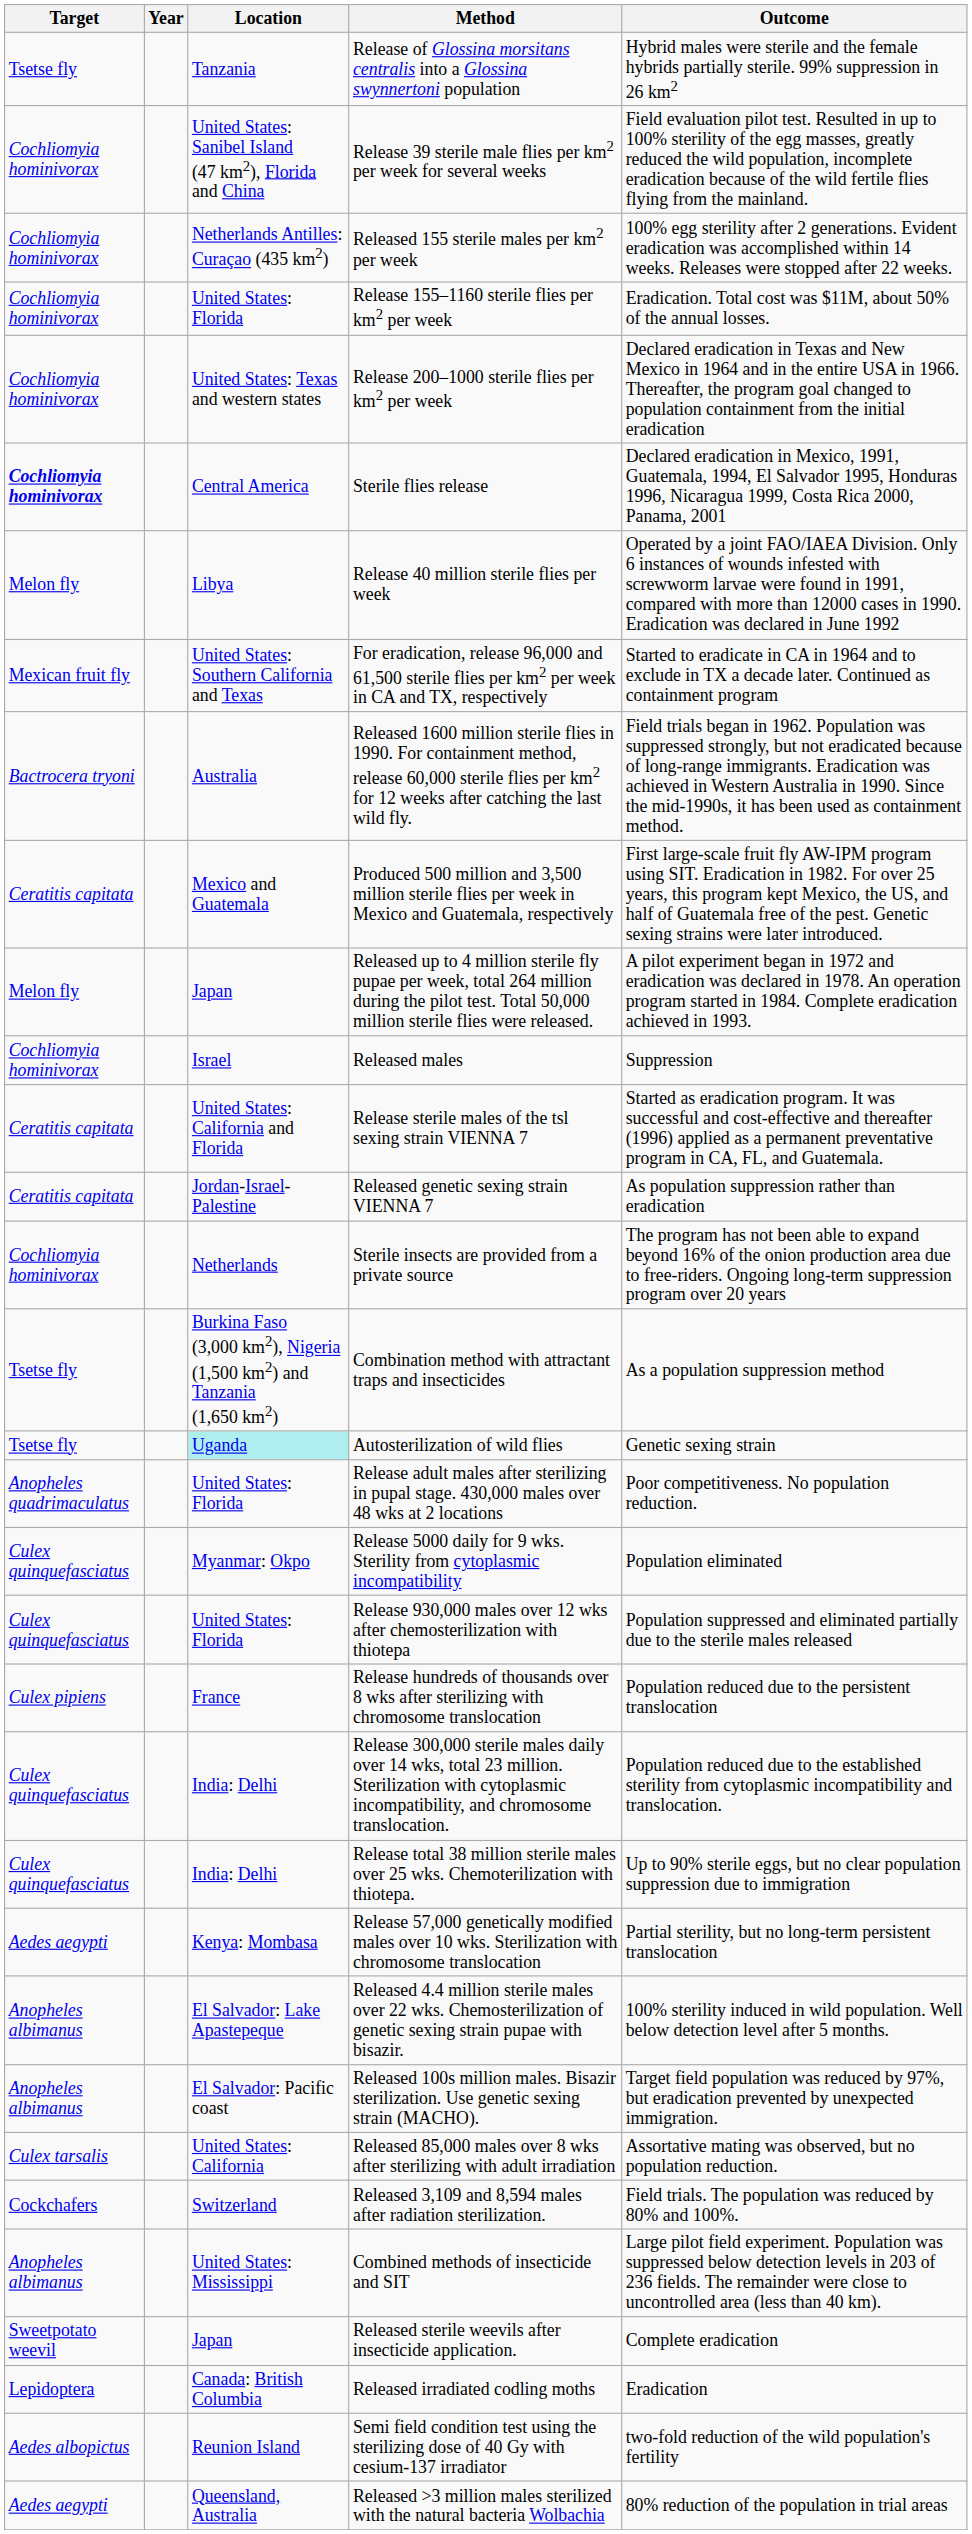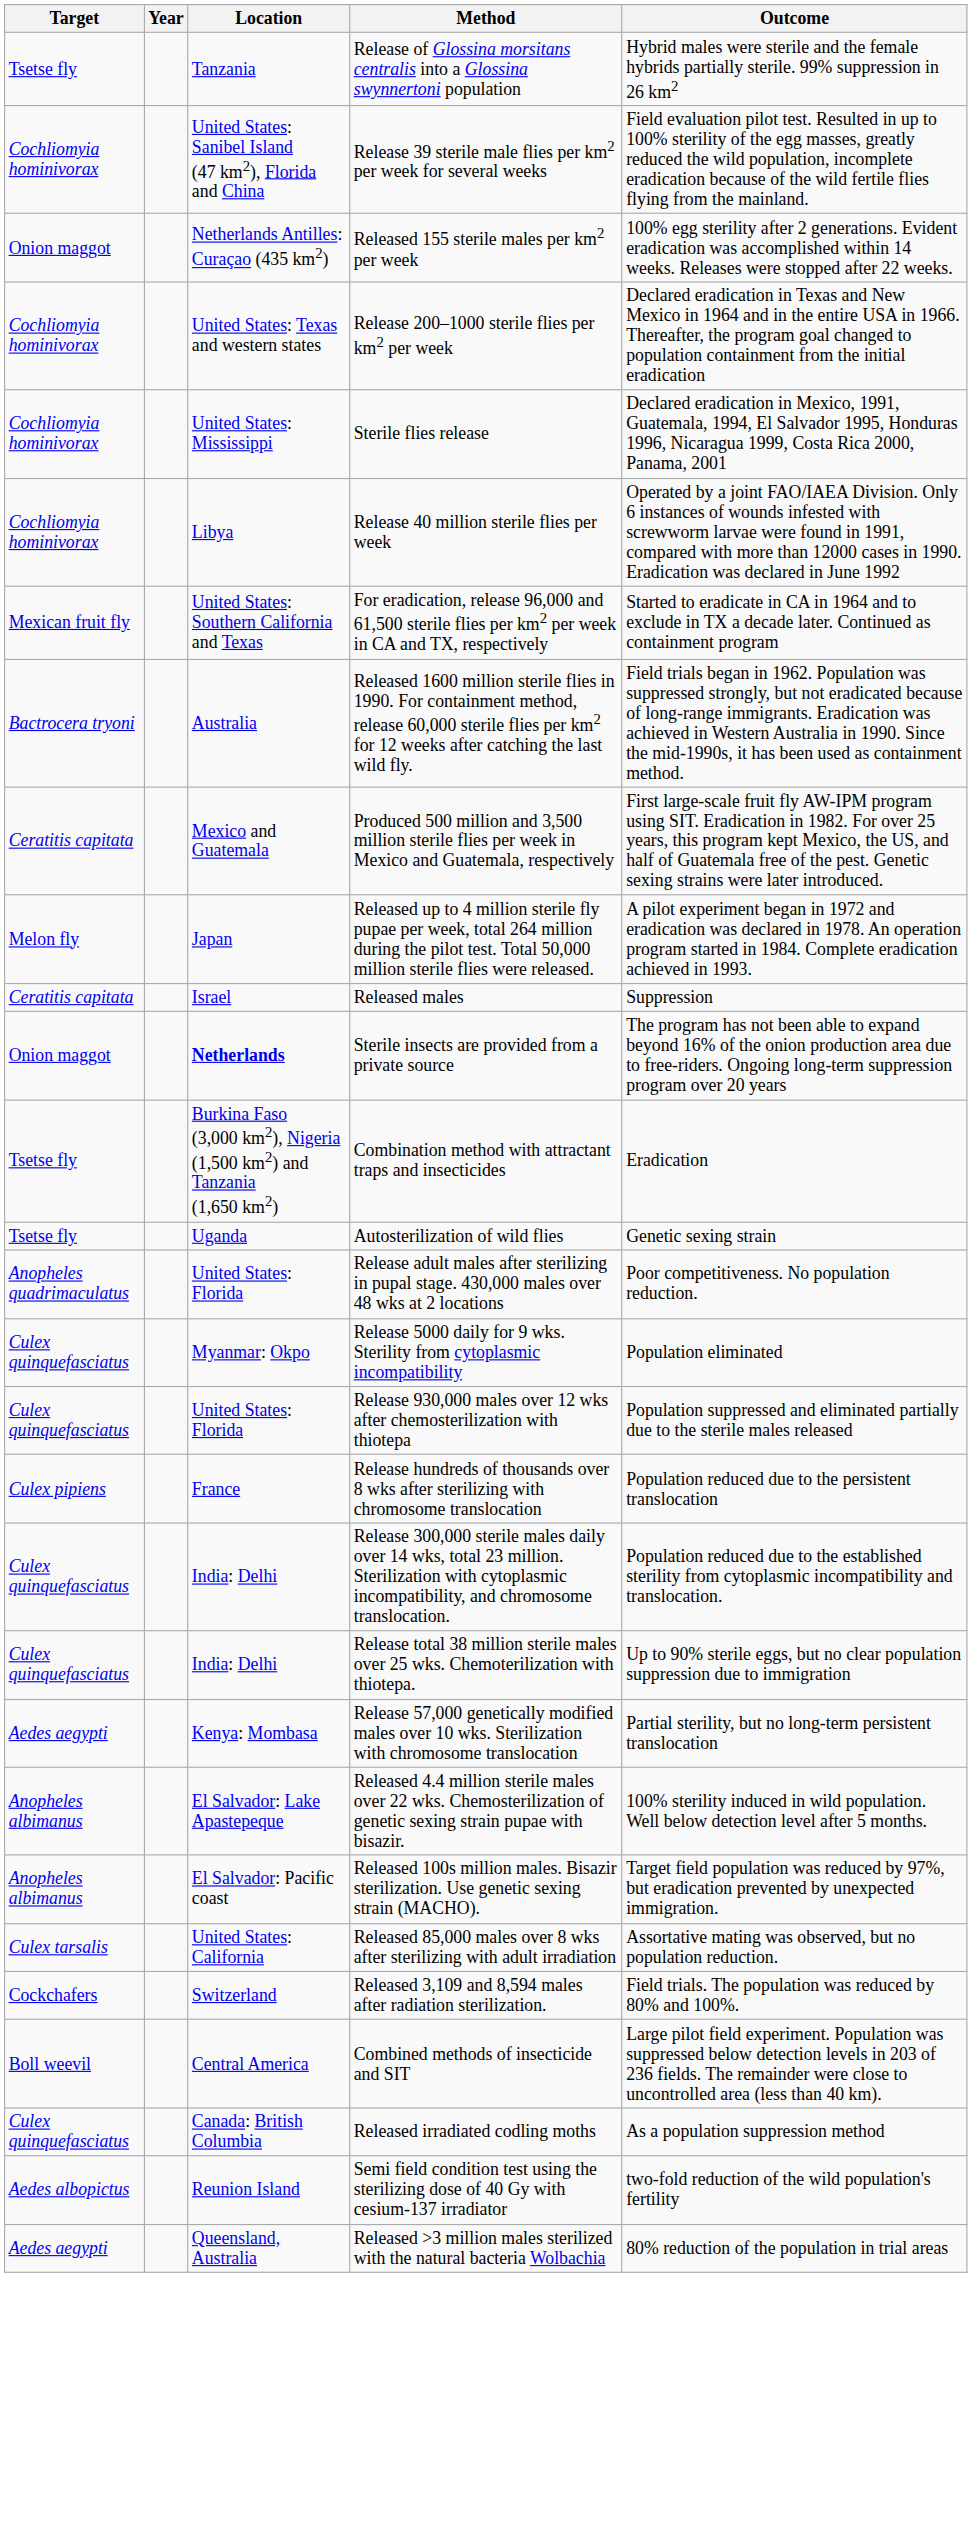(54, 247) Cochliomyia hominivorax -> (60, 247) Onion maggot
- row: (473, 308)
(56, 486) bold -> (54, 433) normal
(250, 486) Central America -> (242, 433) United States: Mississippi
(44, 584) Melon fly -> (54, 532) Cochliomyia hominivorax
(54, 1060) Cochliomyia hominivorax -> (71, 997) Ceratitis capitata
- row: (461, 1128)
- row: (460, 1196)
(54, 1264) Cochliomyia hominivorax -> (60, 1055) Onion maggot
(235, 1264) normal -> (238, 1055) bold
(755, 1369) As a population suppression method -> (667, 1160) Eradication
(220, 1445) paleturquoise background -> (219, 1236) no background
(46, 2272) Anopheles albimanus -> (50, 2063) Boll weevil
(242, 2272) United States: Mississippi -> (250, 2063) Central America
- row: (457, 2340)
(52, 2389) Lepidoptera -> (69, 2131) Culex quinquefasciatus
(667, 2389) Eradication -> (755, 2131) As a population suppression method
